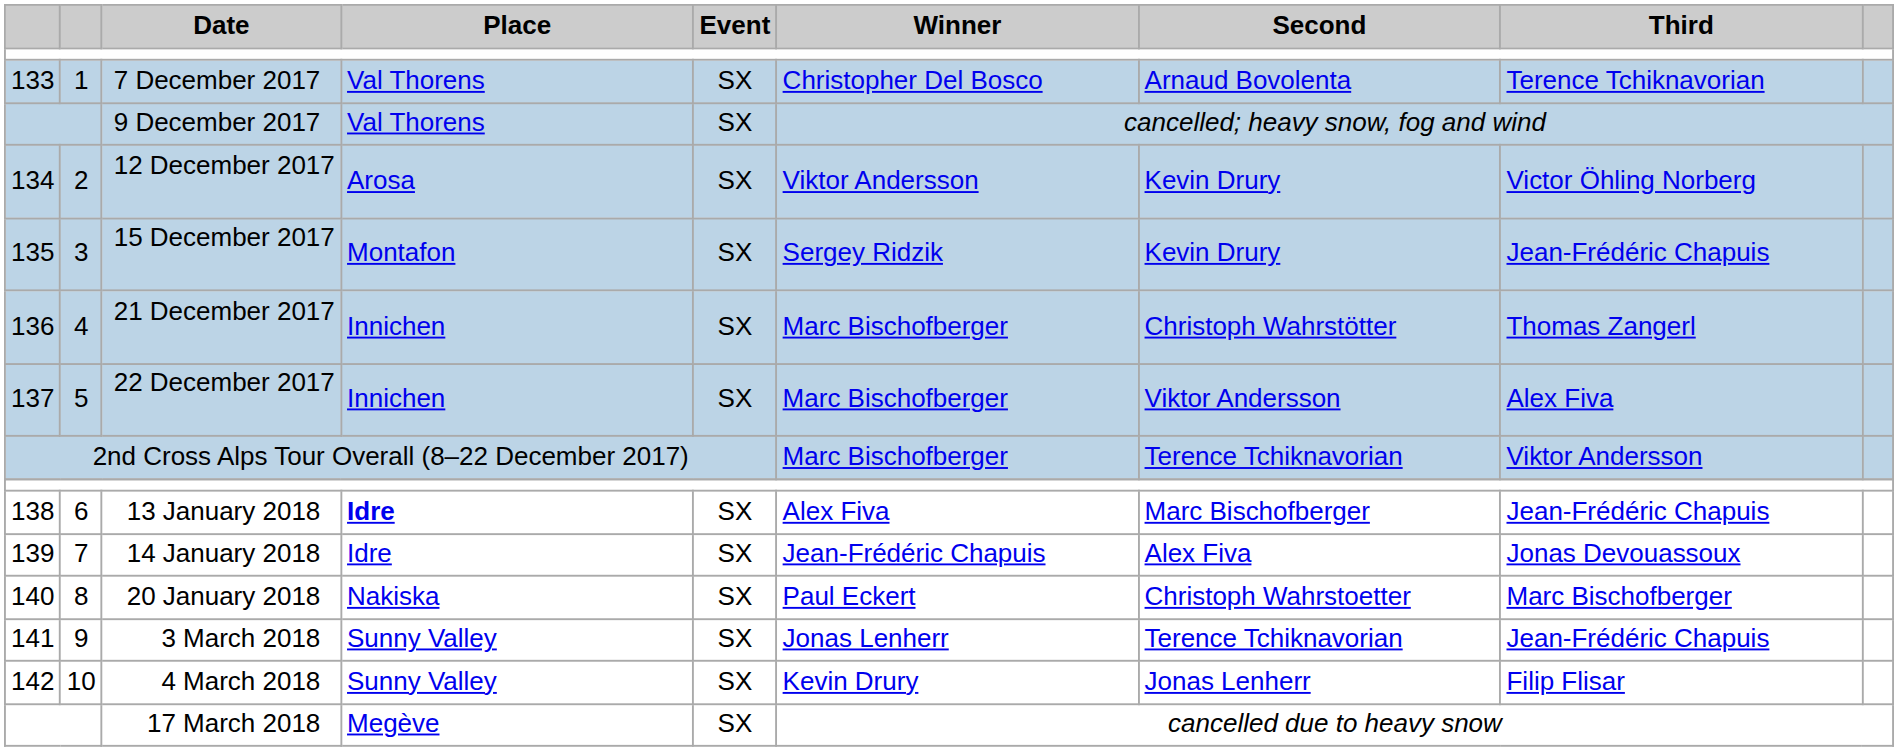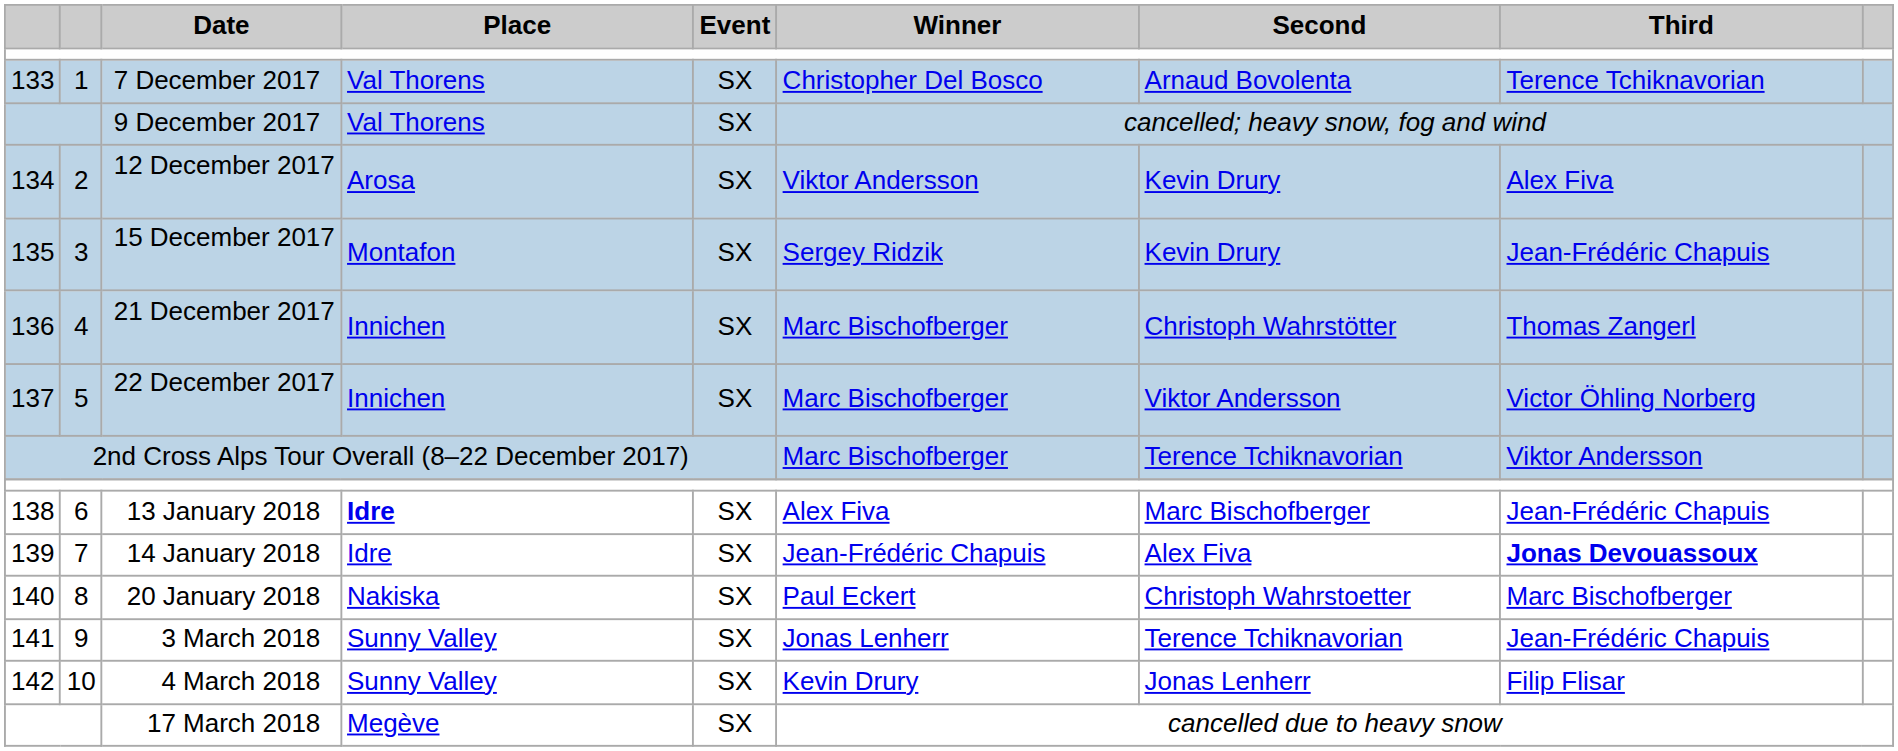(1631, 180) Victor Öhling Norberg -> (1560, 180) Alex Fiva
(1560, 398) Alex Fiva -> (1631, 398) Victor Öhling Norberg
(1624, 553) normal -> (1632, 553) bold
